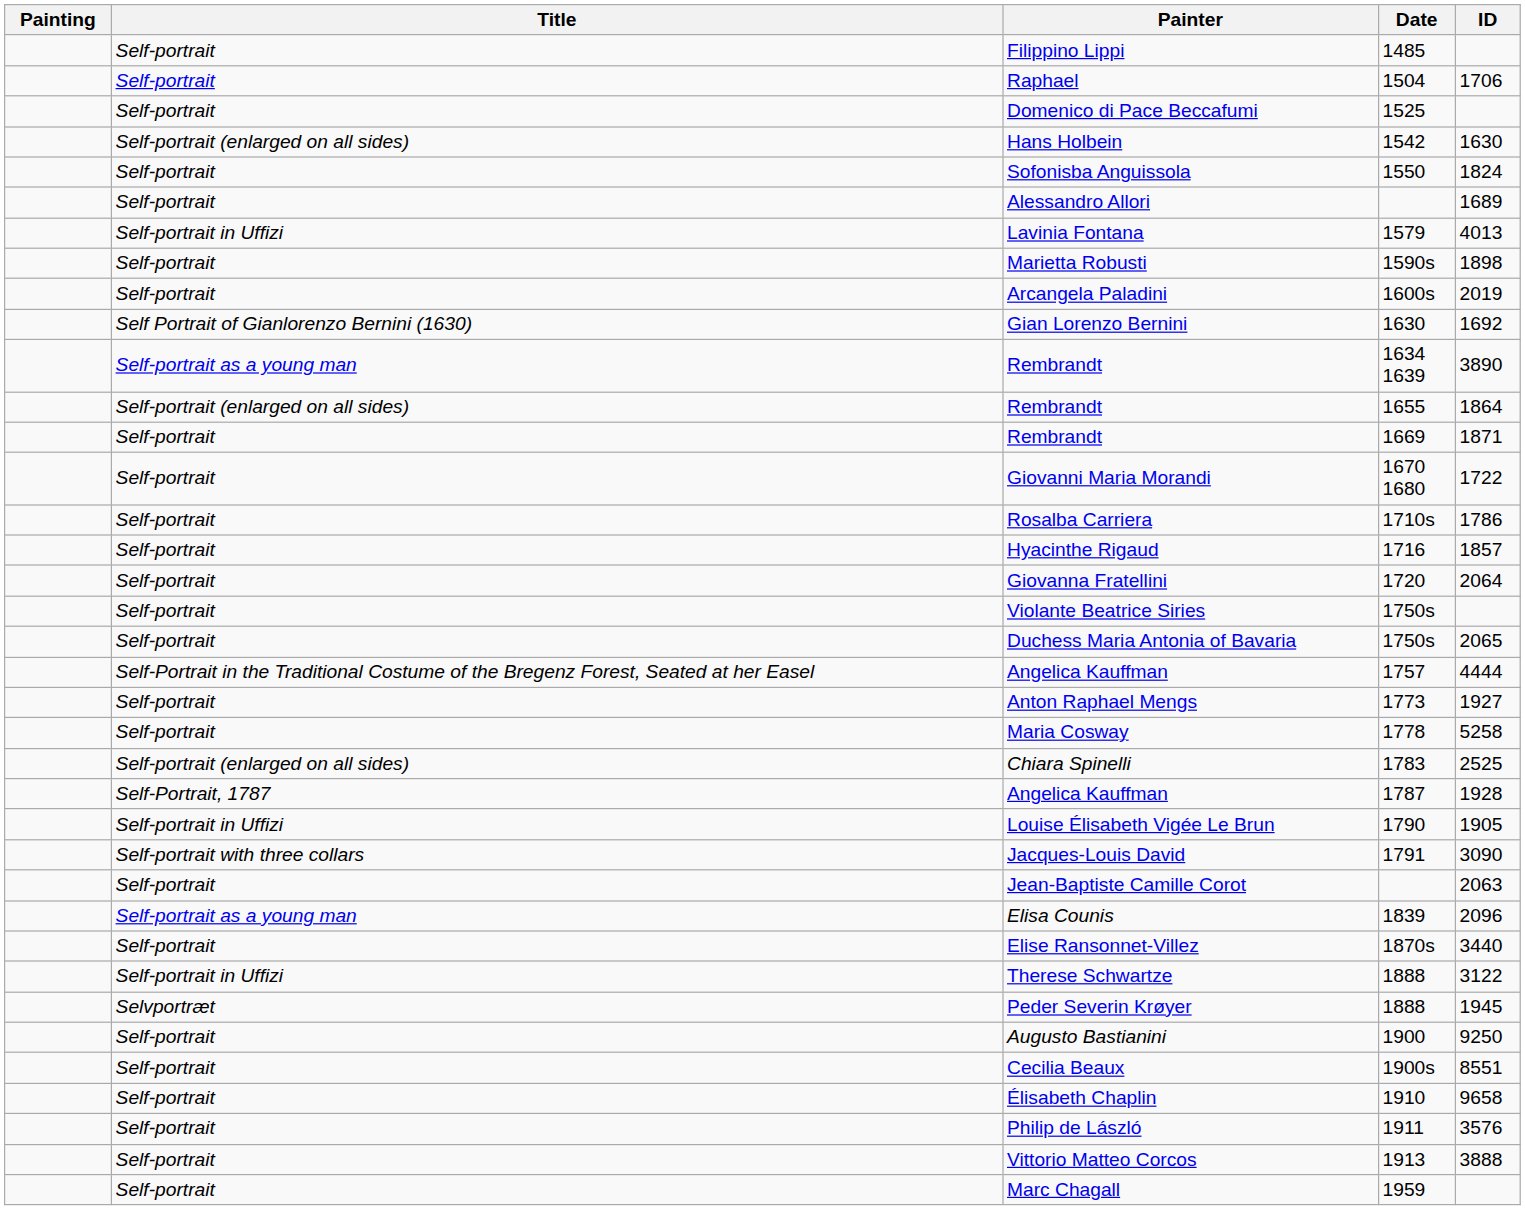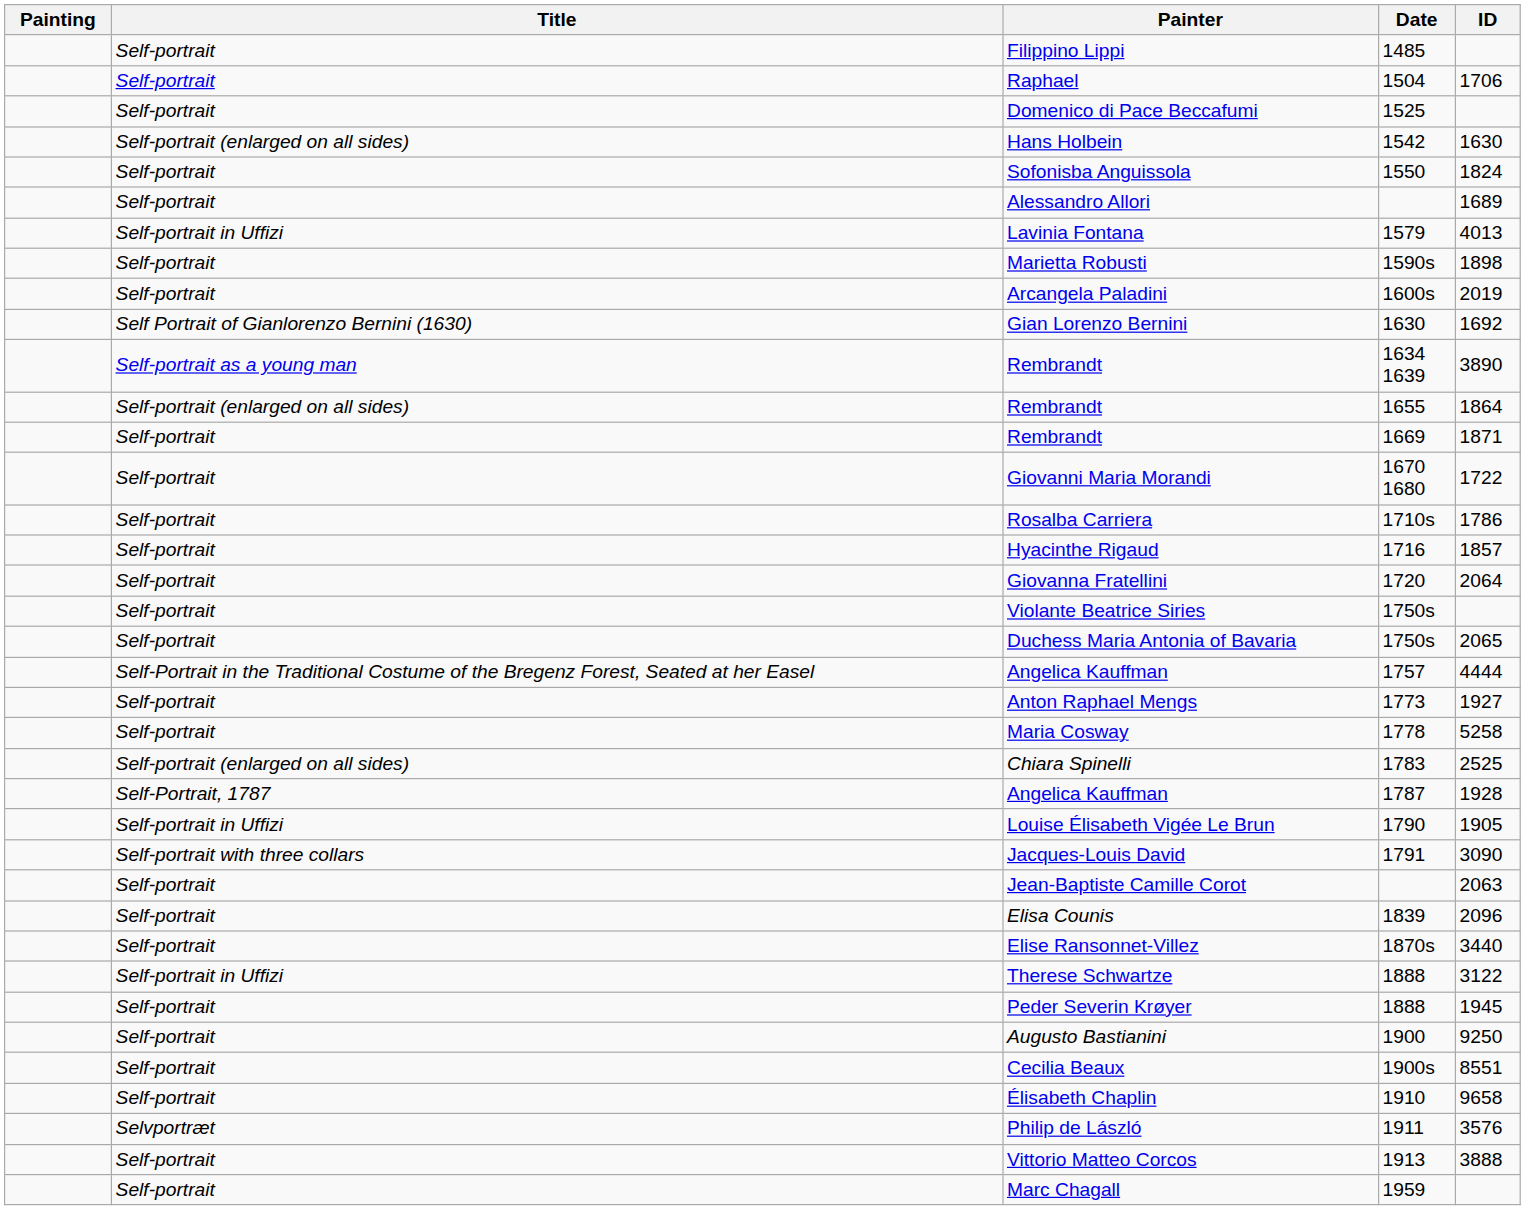(236, 915) Self-portrait as a young man -> (165, 915) Self-portrait
(165, 1006) Selvportræt -> (165, 1006) Self-portrait
(165, 1128) Self-portrait -> (165, 1128) Selvportræt
